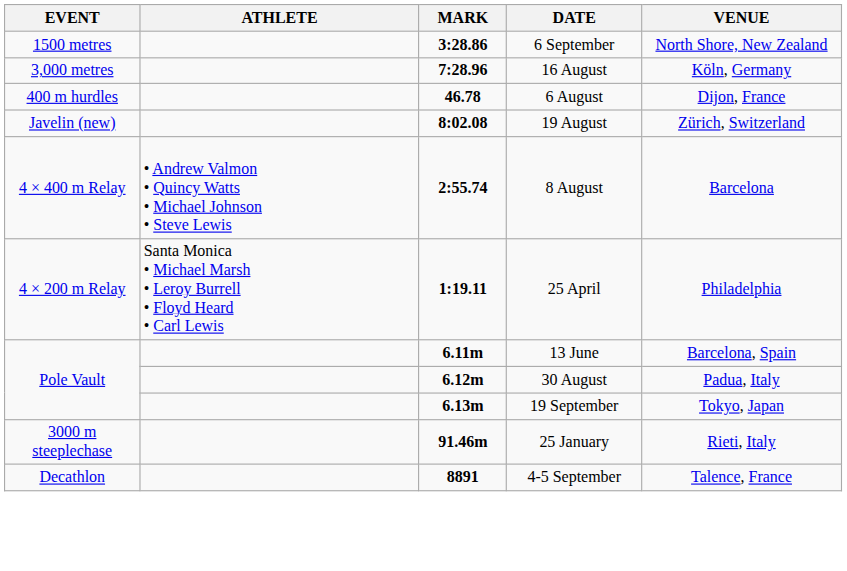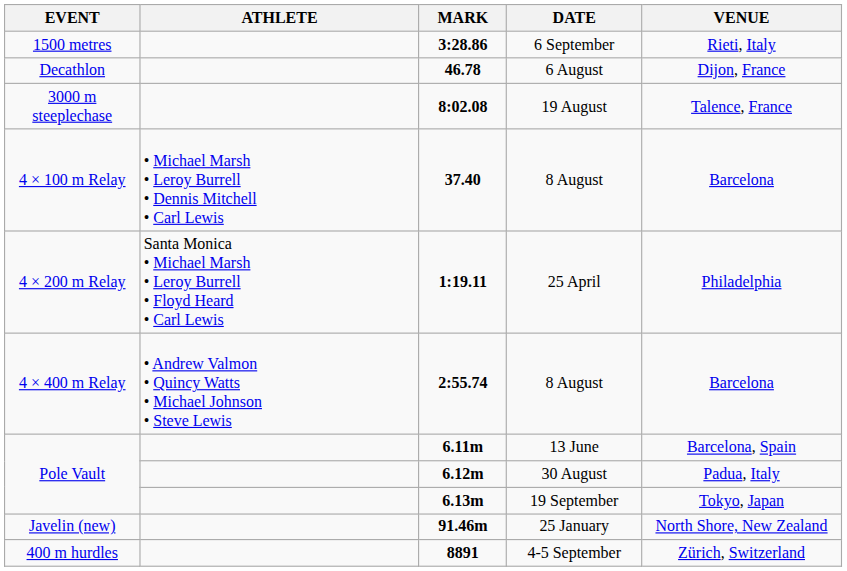(742, 44) North Shore, New Zealand -> (742, 44) Rieti, Italy
- row: (463, 70)
(72, 97) 400 m hurdles -> (72, 70) Decathlon
(72, 123) Javelin (new) -> (72, 106) 3000 m steeplechase
(742, 123) Zürich, Switzerland -> (742, 106) Talence, France
+ row: (463, 180)
rows swapped: (463, 289) <-> (463, 187)
(72, 442) 3000 m steeplechase -> (72, 527) Javelin (new)
(742, 442) Rieti, Italy -> (742, 527) North Shore, New Zealand
(72, 477) Decathlon -> (72, 553) 400 m hurdles
(742, 477) Talence, France -> (742, 553) Zürich, Switzerland
